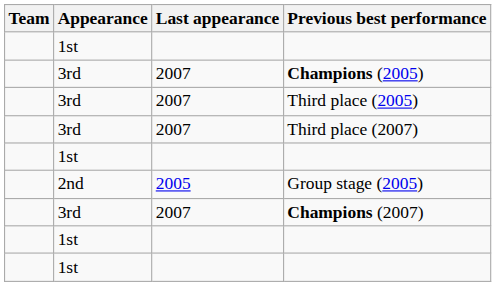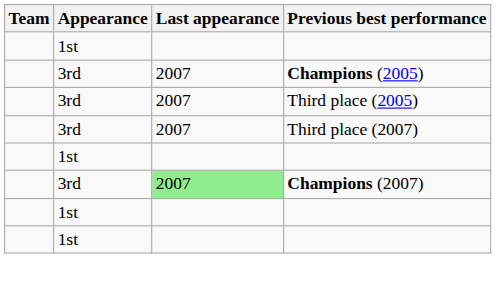- row: (71, 184)
(173, 211) no background -> (173, 184) lightgreen background
